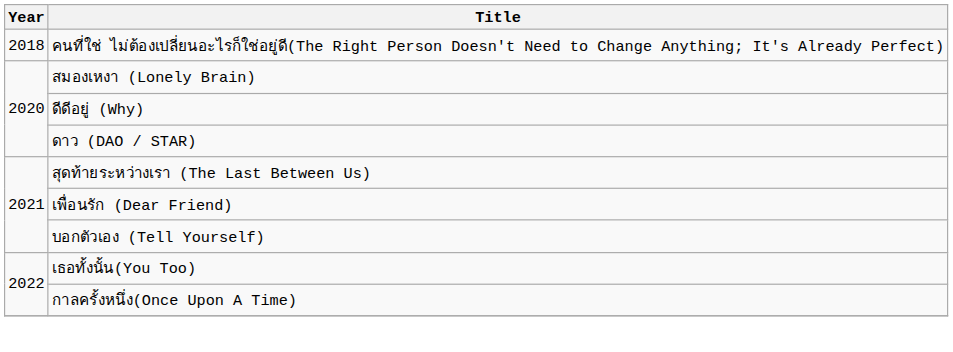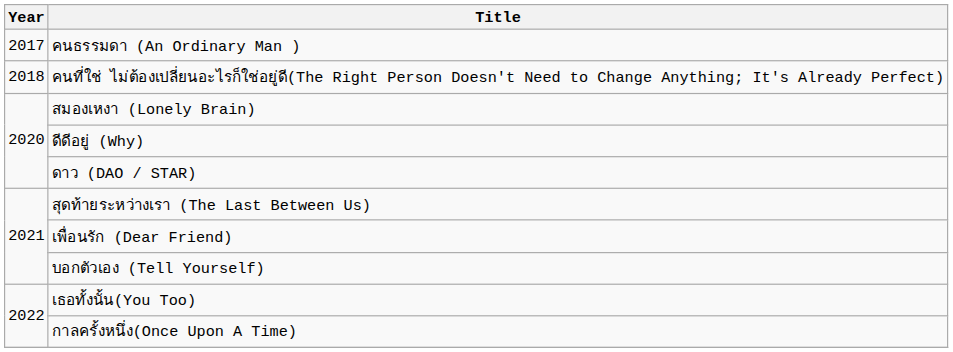+ row: (176, 46)
